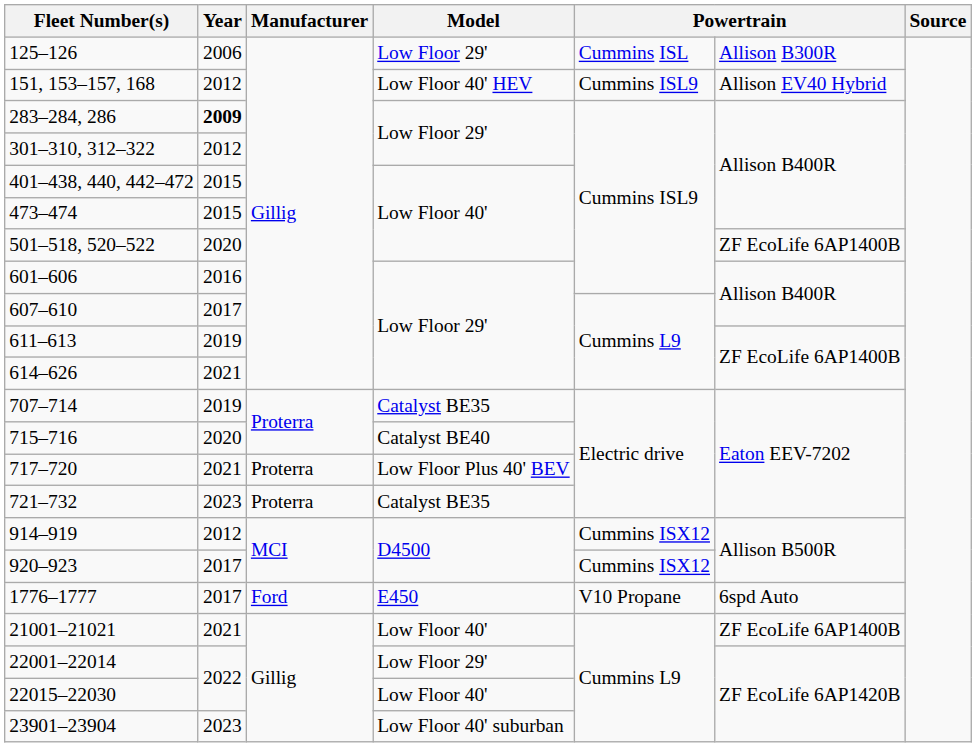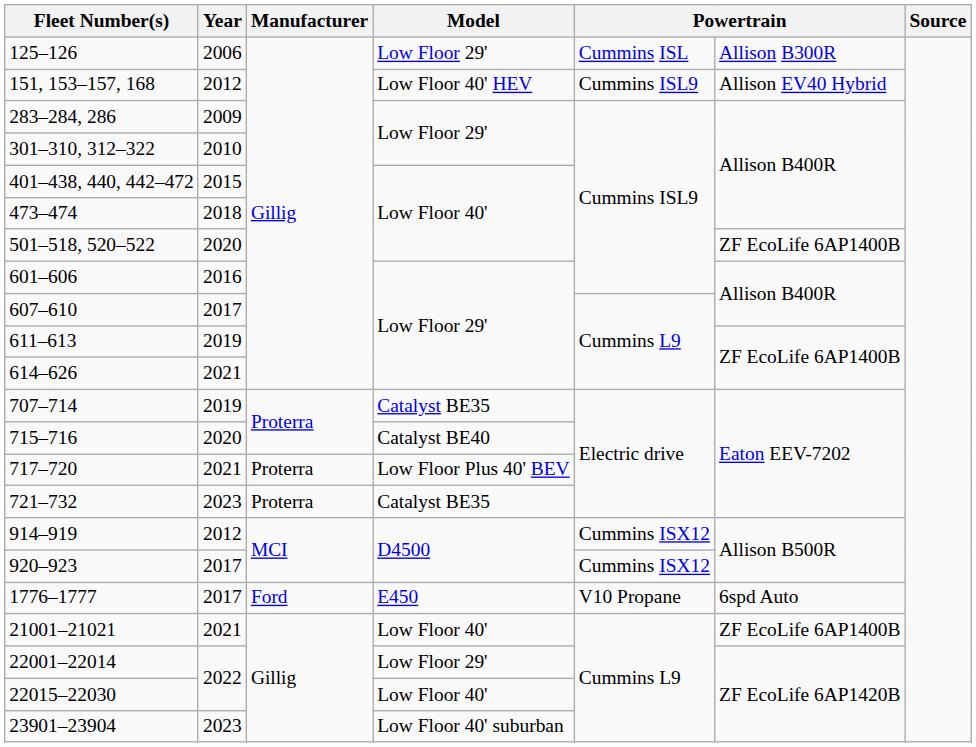(222, 117) bold -> (222, 117) normal
(222, 149) 2012 -> (222, 149) 2010
(222, 213) 2015 -> (222, 213) 2018
